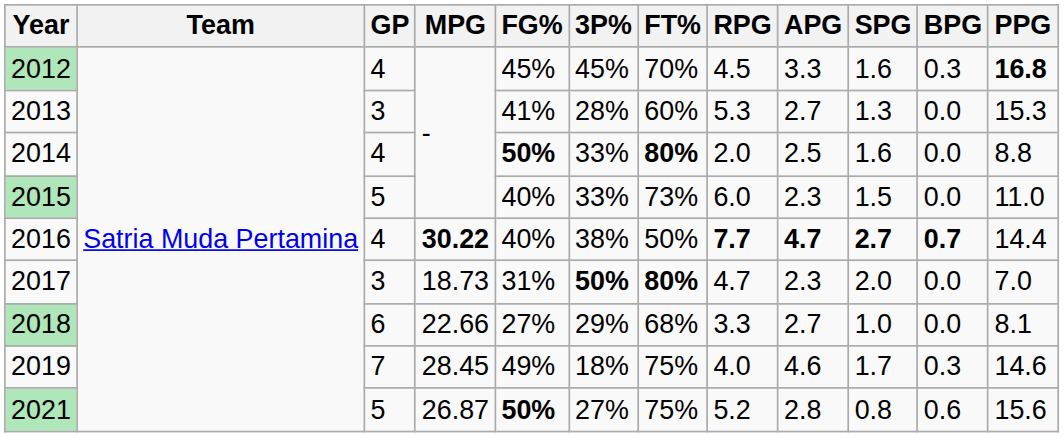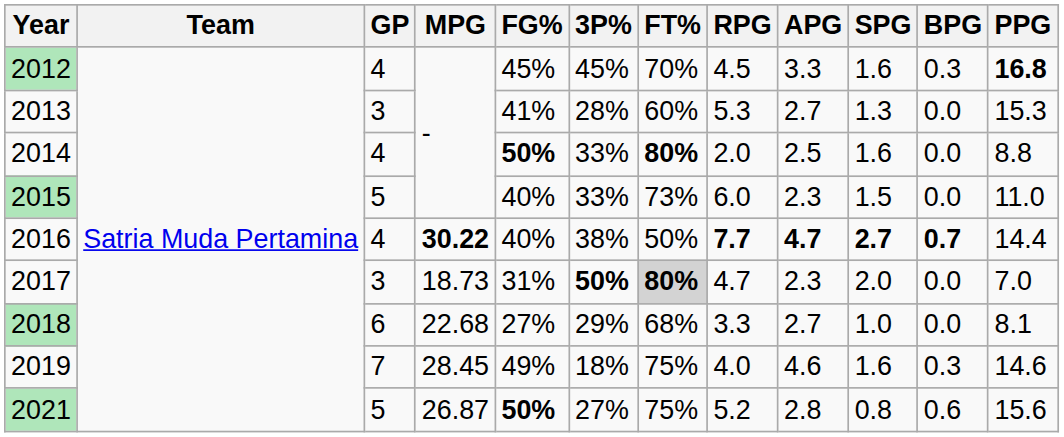(671, 281) no background -> (671, 281) lightgrey background
(455, 324) 22.66 -> (455, 324) 22.68
(873, 366) 1.7 -> (873, 366) 1.6
